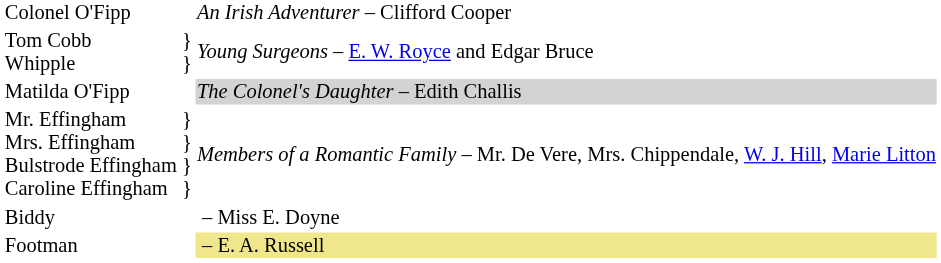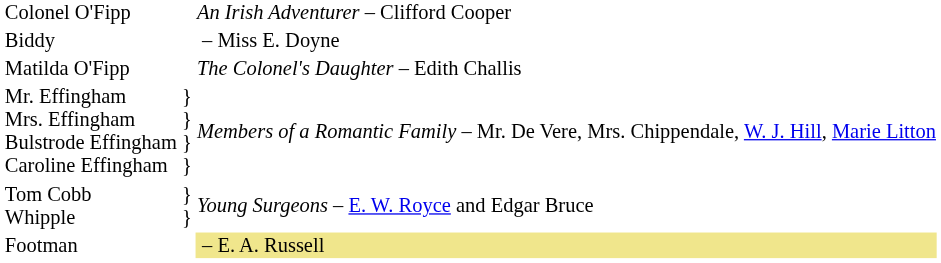rows swapped: (48, 51) <-> (30, 217)
(359, 91) lightgrey background -> (359, 68) no background
